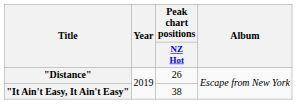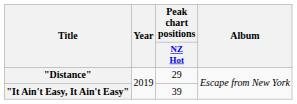(177, 75) 26 -> (177, 75) 29
(177, 91) 38 -> (177, 91) 39
